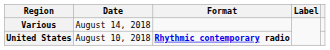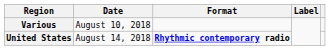(113, 25) August 14, 2018 -> (113, 25) August 10, 2018
(113, 38) August 10, 2018 -> (113, 38) August 14, 2018
